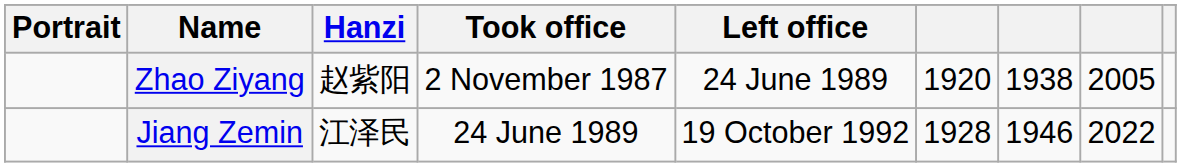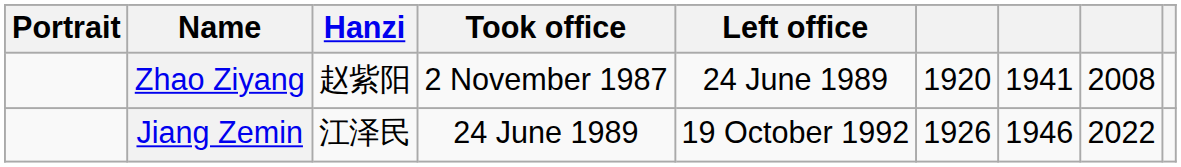(1039, 80) 1938 -> (1039, 80) 1941
(1121, 80) 2005 -> (1121, 80) 2008
(957, 134) 1928 -> (957, 134) 1926
